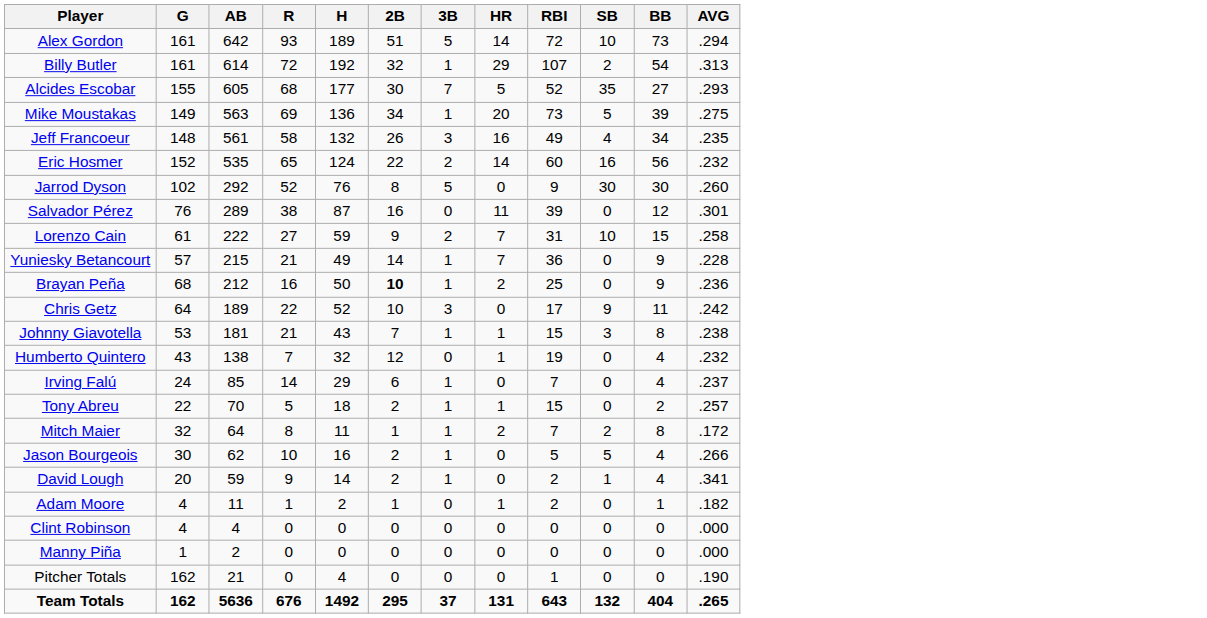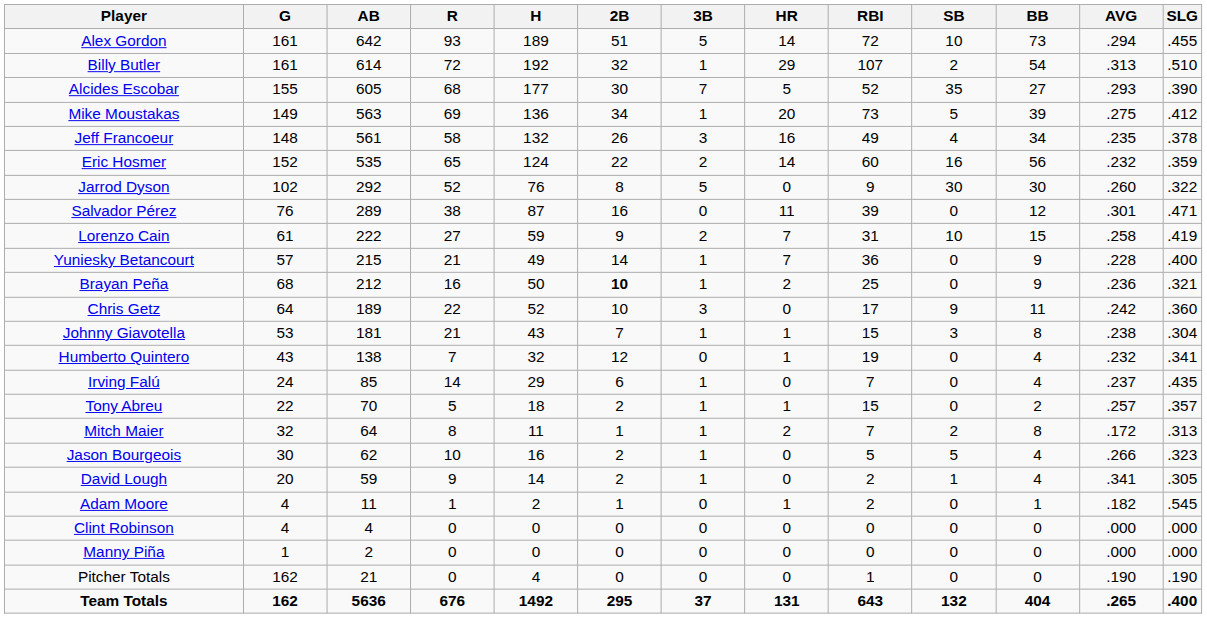+ column: (1182, 16)
